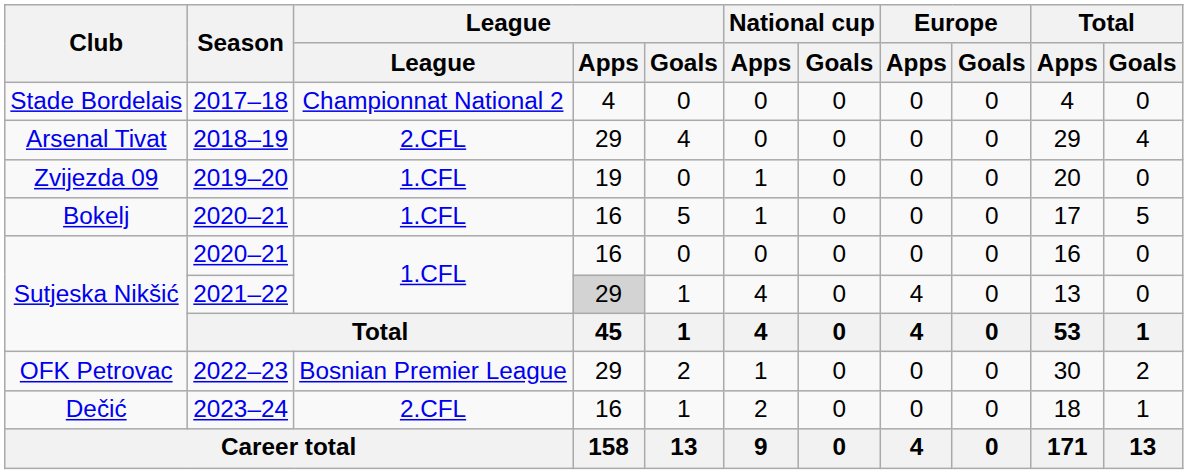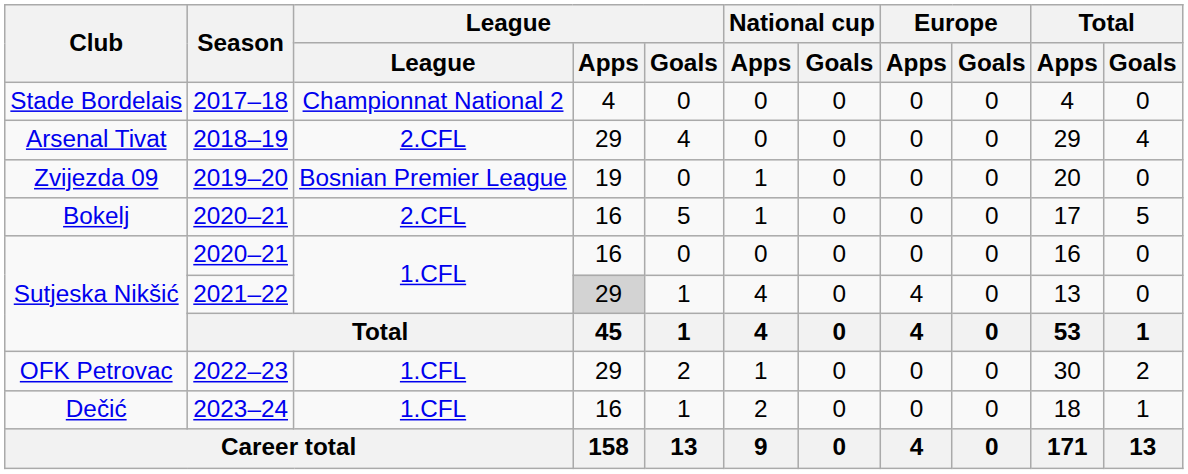(433, 178) 1.CFL -> (433, 178) Bosnian Premier League
(433, 216) 1.CFL -> (433, 216) 2.CFL
(433, 370) Bosnian Premier League -> (433, 370) 1.CFL
(433, 409) 2.CFL -> (433, 409) 1.CFL
